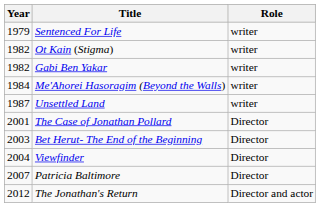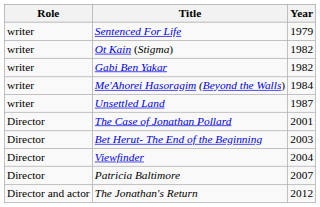columns swapped: (18, 13) <-> (272, 13)
